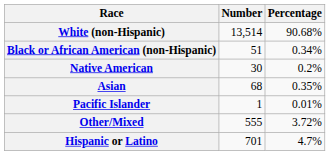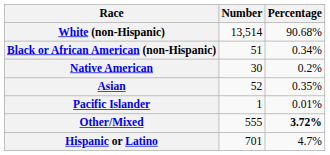(257, 86) 68 -> (257, 86) 52
(307, 123) normal -> (306, 123) bold
